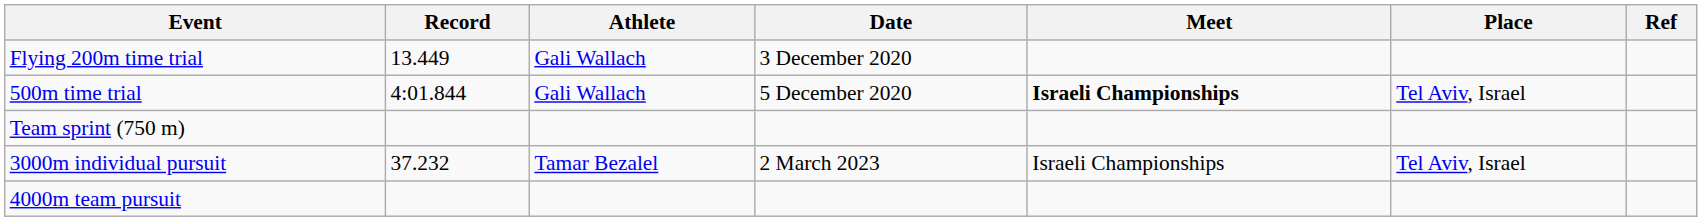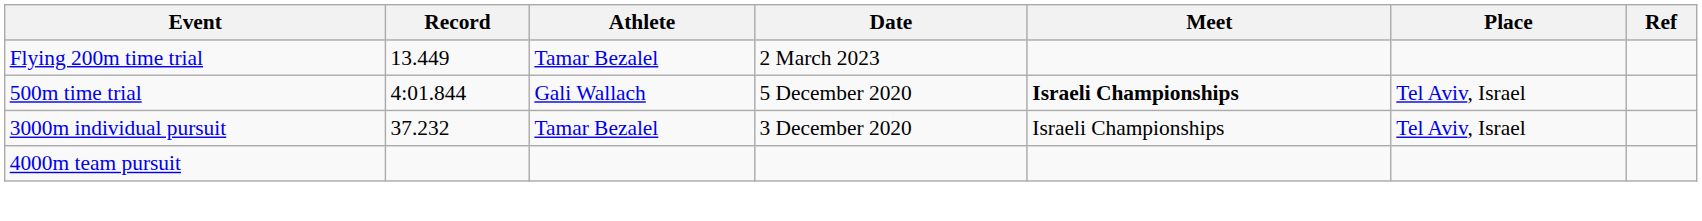(590, 57) Gali Wallach -> (596, 57) Tamar Bezalel
(836, 57) 3 December 2020 -> (820, 57) 2 March 2023
- row: (97, 128)
(820, 163) 2 March 2023 -> (836, 128) 3 December 2020
